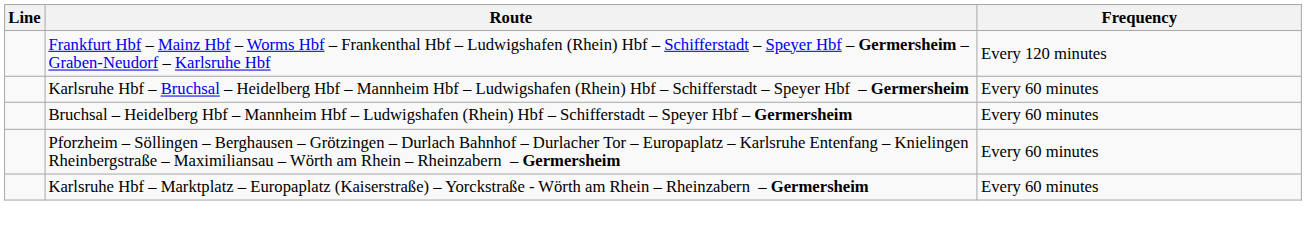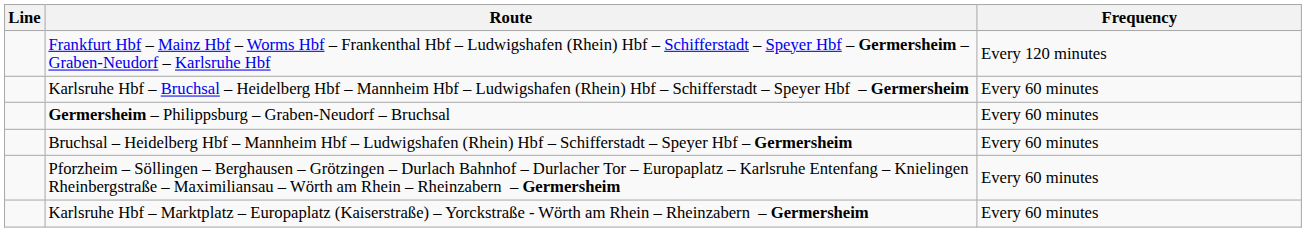+ row: (249, 115)
